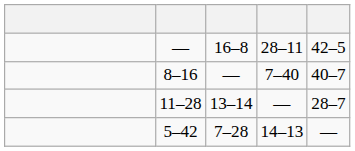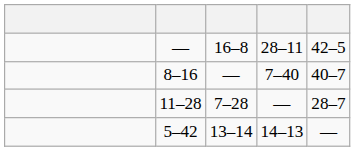(231, 103) 13–14 -> (231, 103) 7–28
(231, 132) 7–28 -> (231, 132) 13–14
